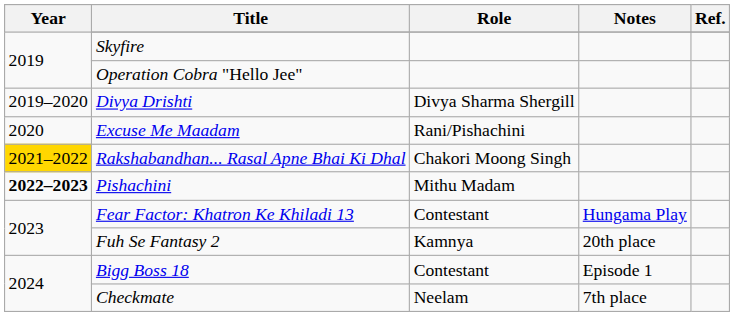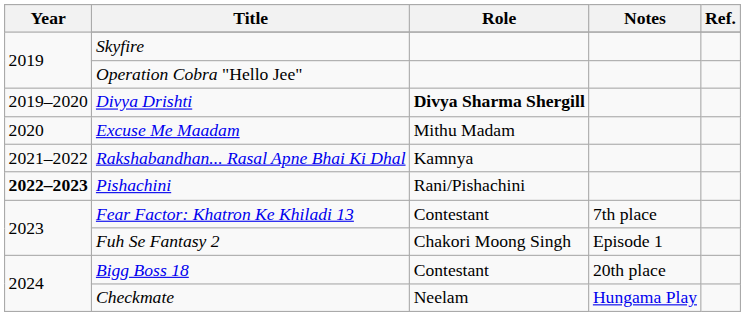(494, 102) normal -> (499, 102) bold
(469, 130) Rani/Pishachini -> (464, 130) Mithu Madam
(48, 158) gold background -> (48, 158) no background
(492, 158) Chakori Moong Singh -> (443, 158) Kamnya
(464, 185) Mithu Madam -> (469, 185) Rani/Pishachini
(635, 213) Hungama Play -> (625, 213) 7th place
(443, 241) Kamnya -> (492, 241) Chakori Moong Singh
(619, 241) 20th place -> (628, 241) Episode 1
(618, 269) Episode 1 -> (629, 269) 20th place
(615, 297) 7th place -> (645, 297) Hungama Play
